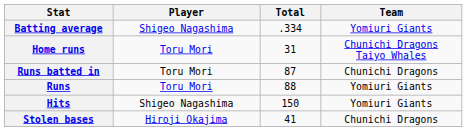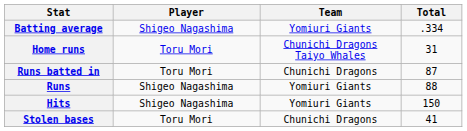columns swapped: (391, 12) <-> (290, 12)
(186, 87) Toru Mori -> (186, 87) Shigeo Nagashima
(186, 119) Hiroji Okajima -> (186, 119) Toru Mori
